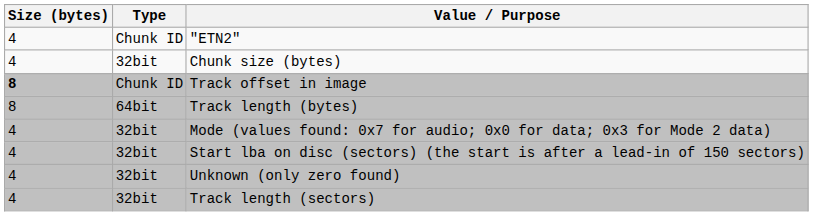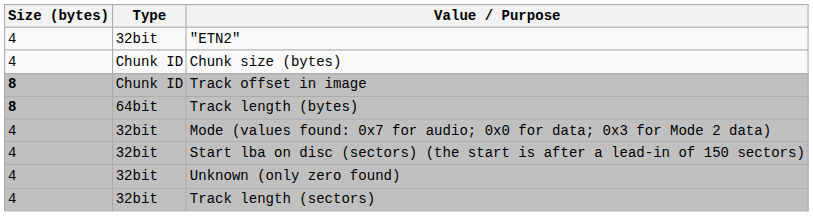(149, 39) Chunk ID -> (137, 39) 32bit
(137, 62) 32bit -> (149, 62) Chunk ID
(12, 108) normal -> (12, 108) bold
